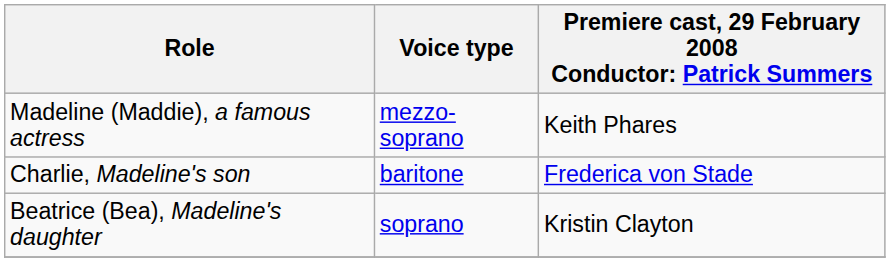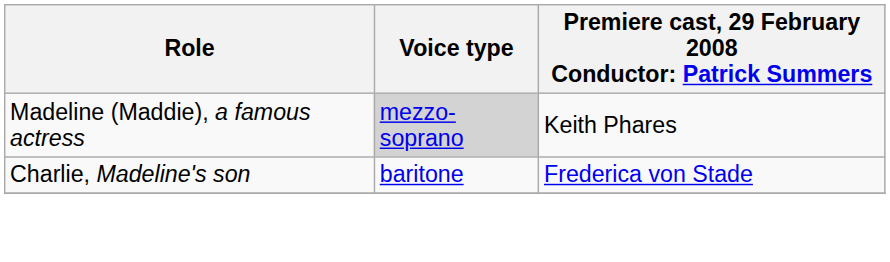(422, 124) no background -> (422, 124) lightgrey background
- row: (146, 224)
